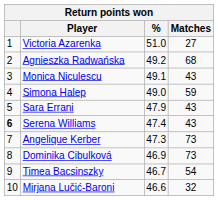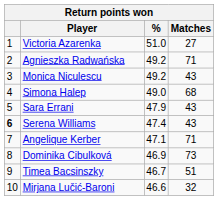(191, 60) 68 -> (191, 60) 71
(156, 76) 49.1 -> (156, 76) 49.2
(191, 92) 59 -> (191, 92) 68
(156, 140) 47.3 -> (156, 140) 47.1
(191, 140) 73 -> (191, 140) 71
(191, 172) 54 -> (191, 172) 51
